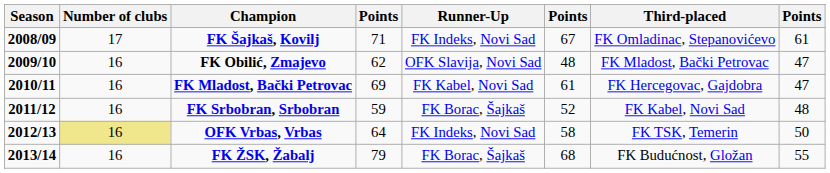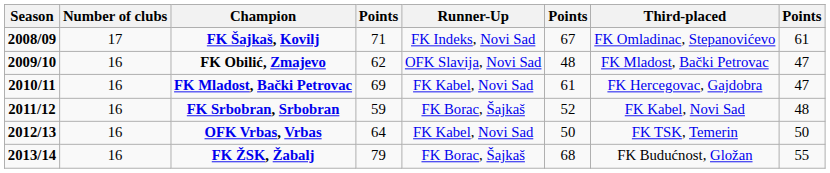(115, 132) khaki background -> (115, 132) no background
(473, 132) FK Indeks, Novi Sad -> (473, 132) FK Kabel, Novi Sad
(568, 132) 58 -> (568, 132) 50
